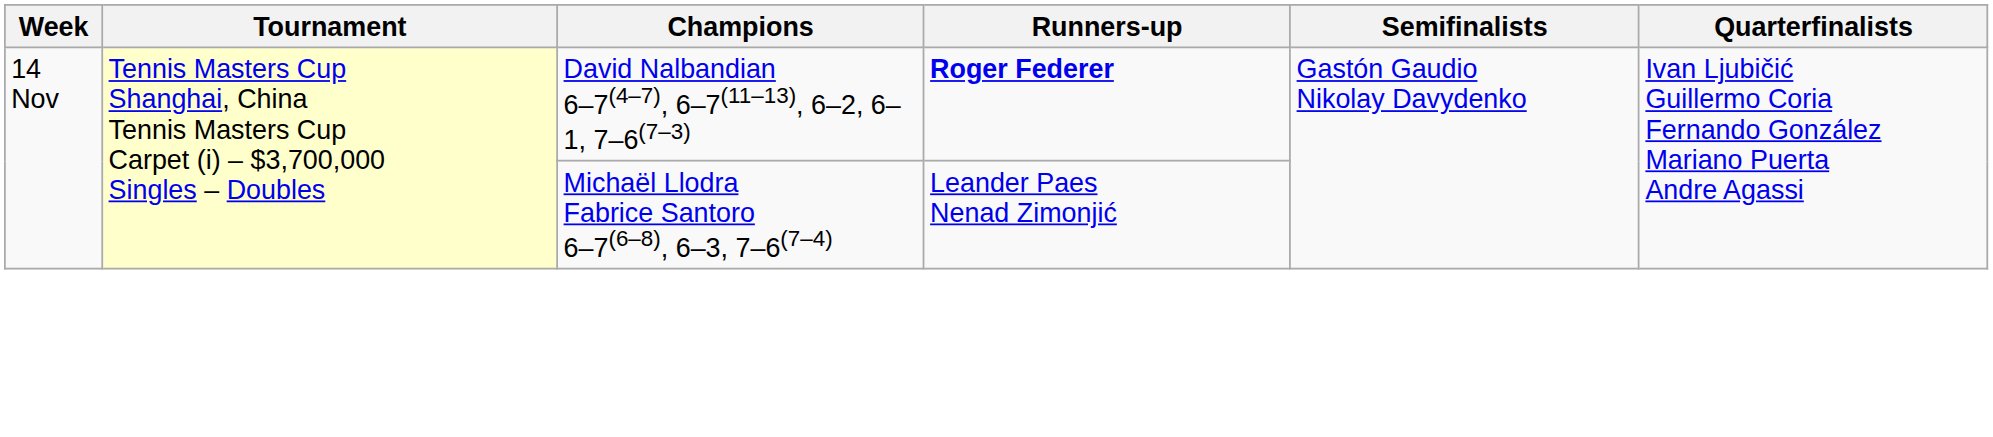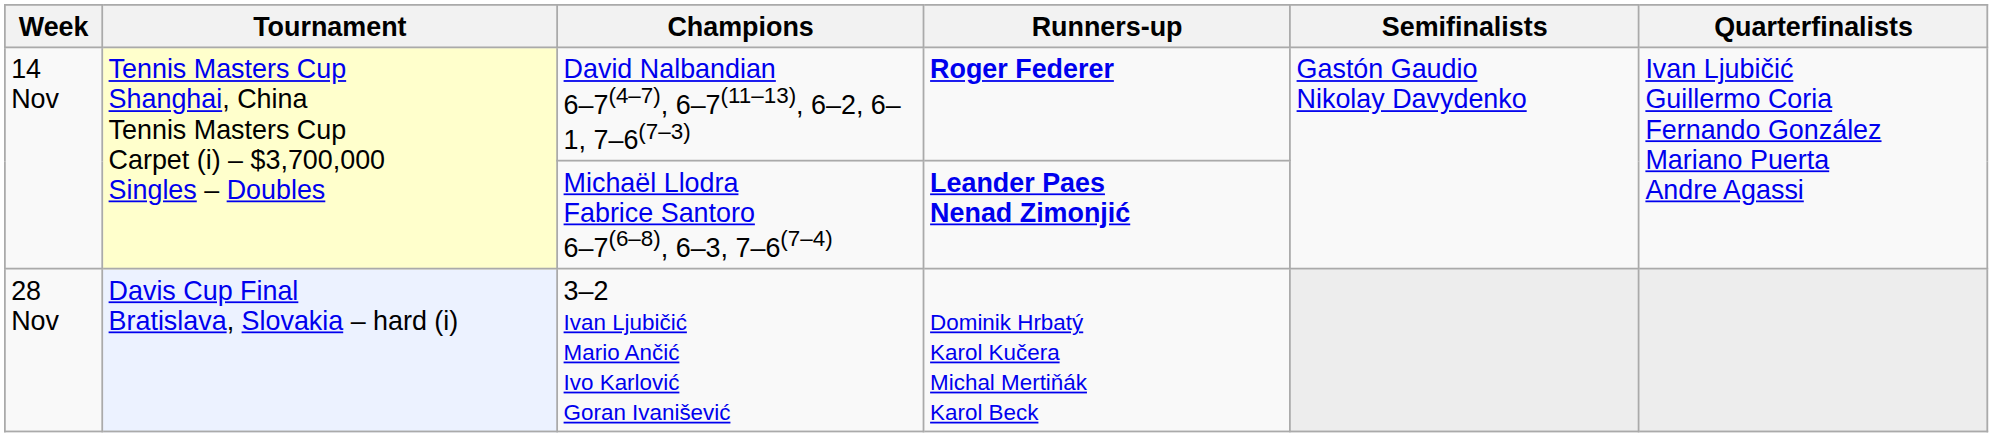(1023, 198) normal -> (1030, 198) bold
+ row: (647, 351)
